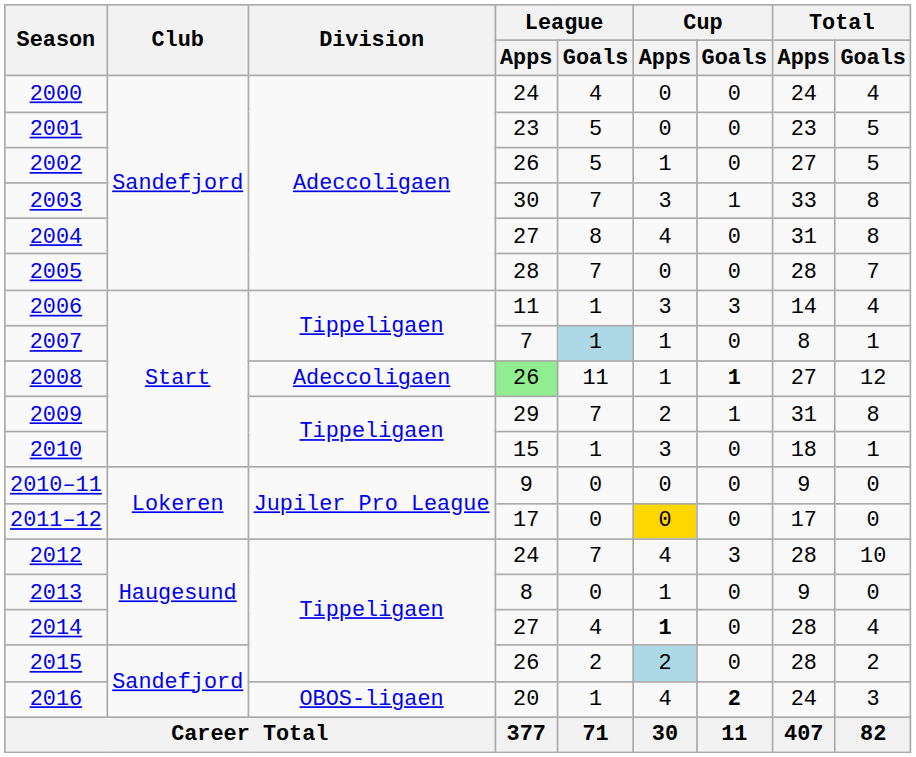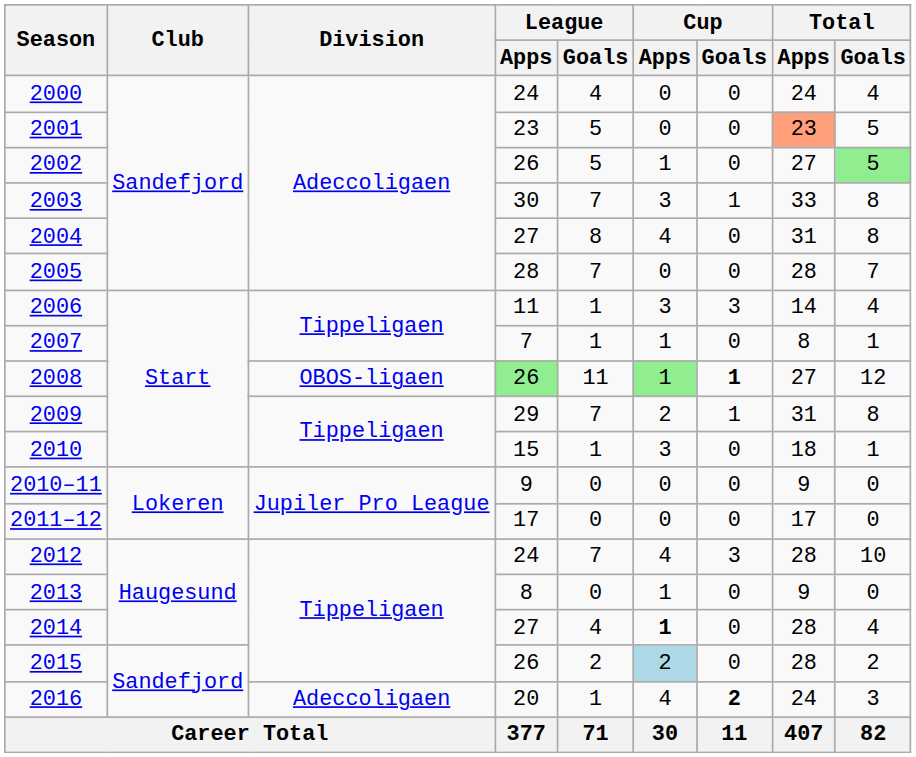(804, 129) no background -> (804, 129) lightsalmon background
(873, 165) no background -> (873, 165) lightgreen background
(596, 343) lightblue background -> (596, 343) no background
(372, 379) Adeccoligaen -> (372, 379) OBOS-ligaen
(665, 379) no background -> (665, 379) lightgreen background
(665, 521) gold background -> (665, 521) no background
(372, 699) OBOS-ligaen -> (372, 699) Adeccoligaen
